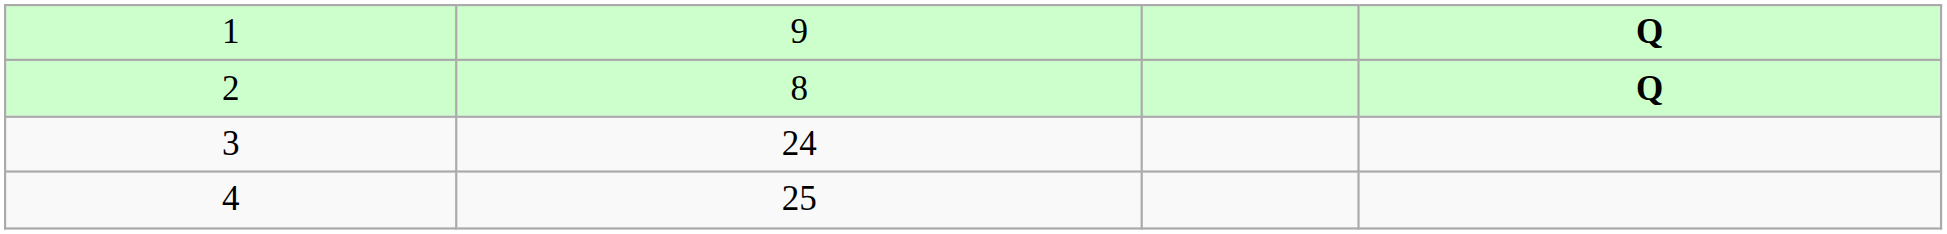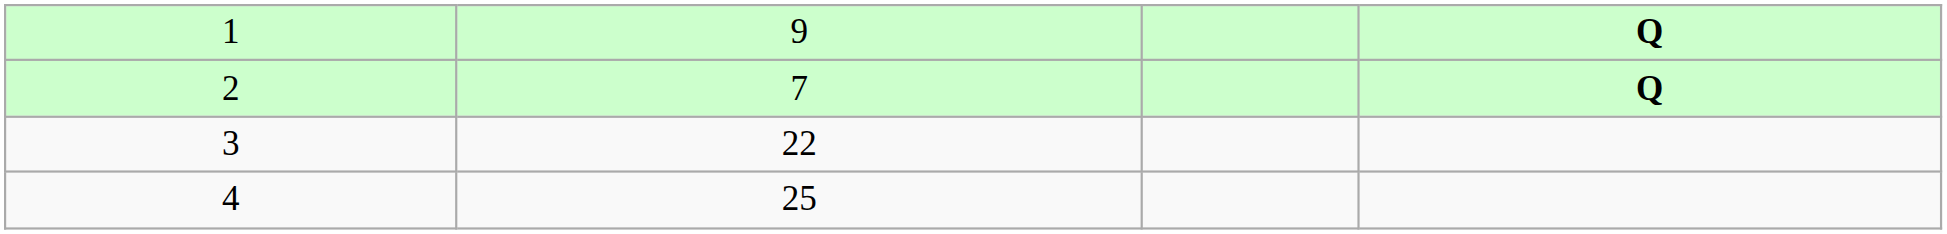(799, 87) 8 -> (799, 87) 7
(799, 143) 24 -> (799, 143) 22
